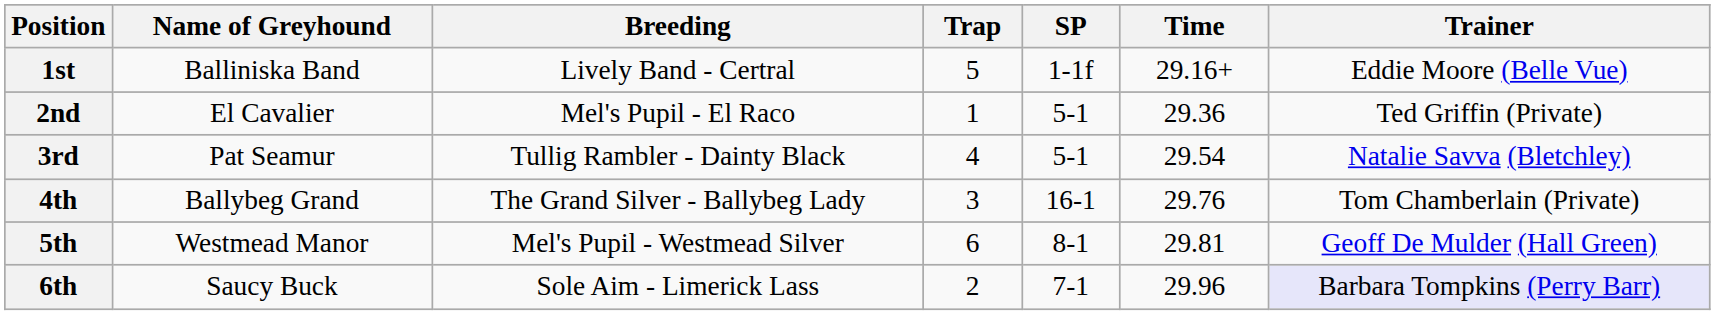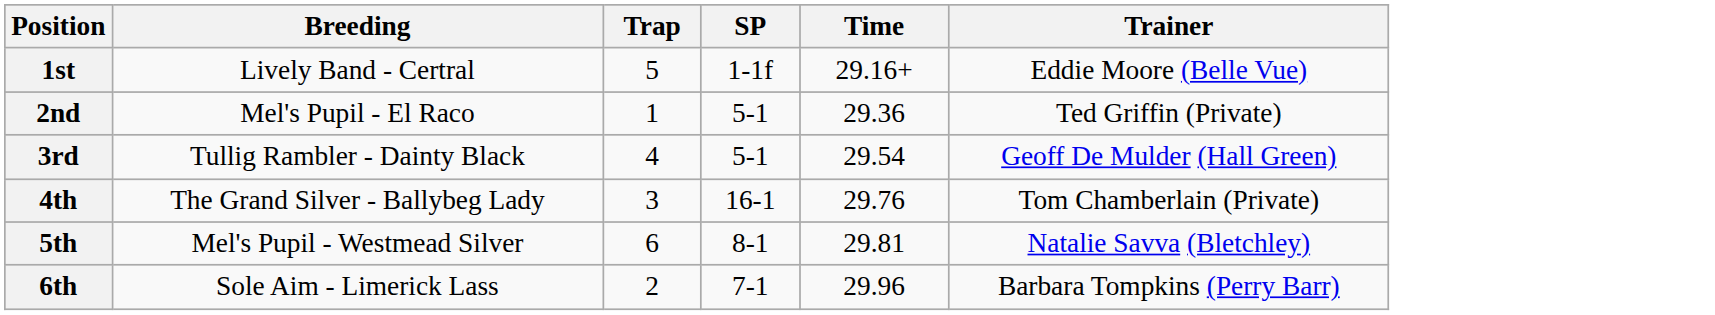- column: (272, 26)
(1489, 156) Natalie Savva (Bletchley) -> (1169, 156) Geoff De Mulder (Hall Green)
(1489, 243) Geoff De Mulder (Hall Green) -> (1169, 243) Natalie Savva (Bletchley)
(1489, 286) lavender background -> (1169, 286) no background
